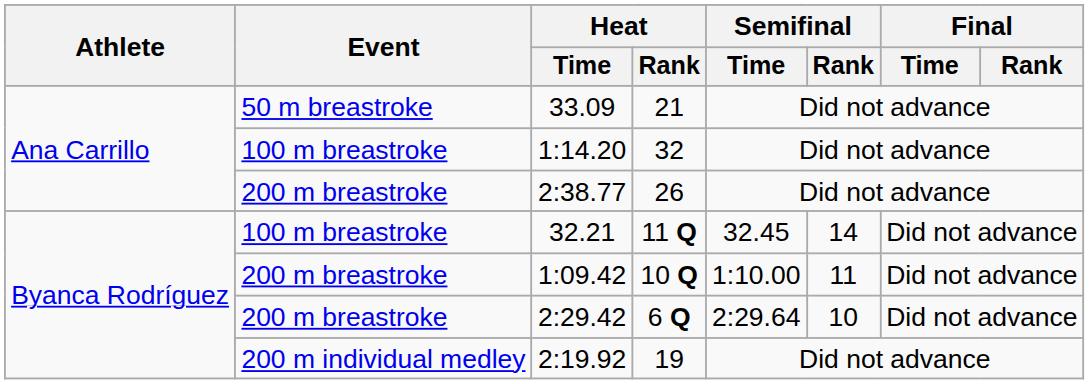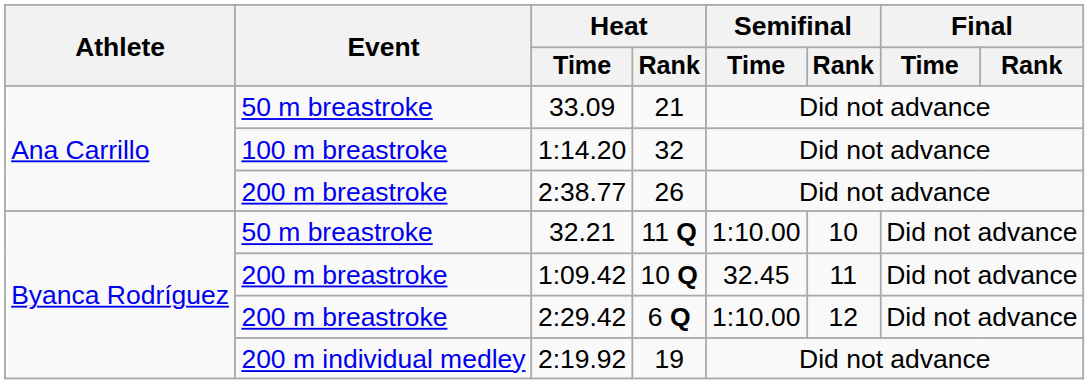(344, 233) 100 m breastroke -> (337, 233) 50 m breastroke
(756, 233) 32.45 -> (756, 233) 1:10.00
(843, 233) 14 -> (843, 233) 10
(756, 275) 1:10.00 -> (756, 275) 32.45
(756, 317) 2:29.64 -> (756, 317) 1:10.00
(843, 317) 10 -> (843, 317) 12
